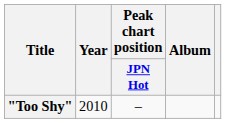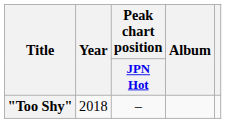(93, 106) 2010 -> (93, 106) 2018
